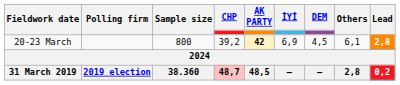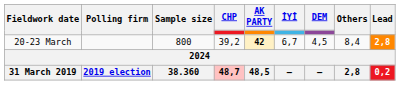(289, 42) 6,9 -> (289, 42) 6,7
(352, 42) 6,1 -> (352, 42) 8,4
